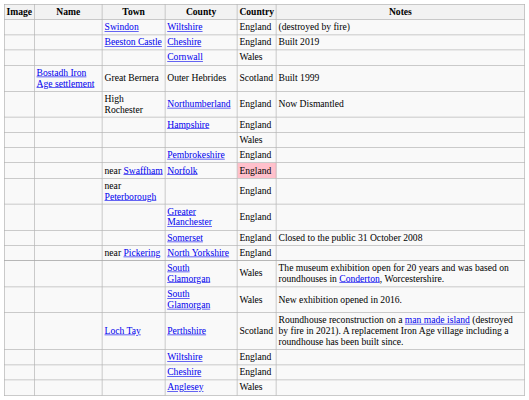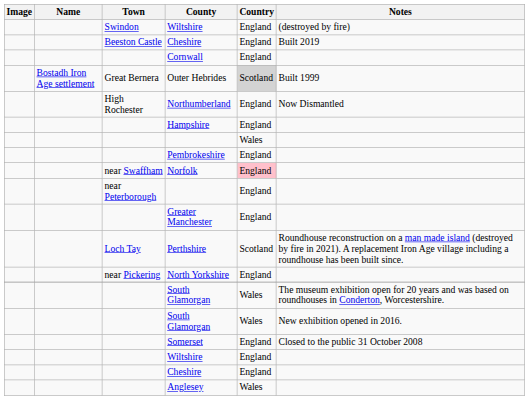(251, 57) Wales -> (255, 57) England
(256, 78) no background -> (256, 78) lightgrey background
rows swapped: (134, 238) <-> (123, 331)
